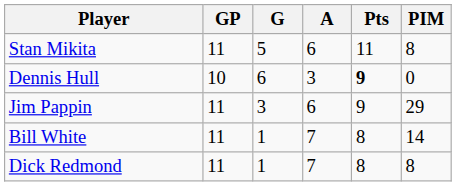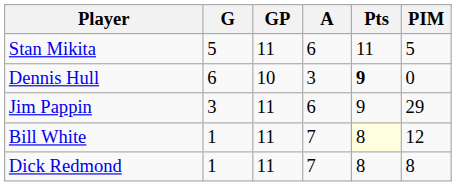columns swapped: (228, 19) <-> (277, 19)
(410, 48) 8 -> (410, 48) 5
(361, 136) no background -> (361, 136) lightyellow background
(415, 136) 14 -> (415, 136) 12
